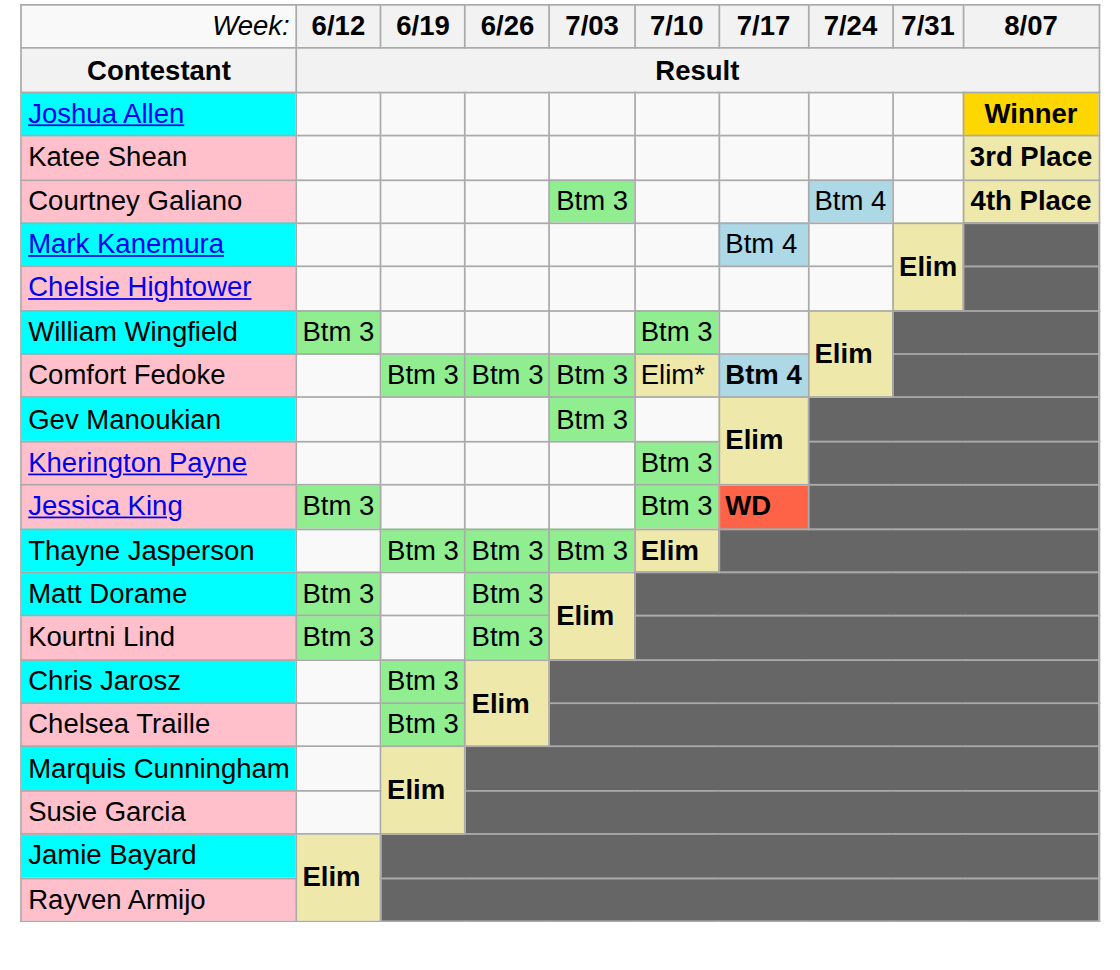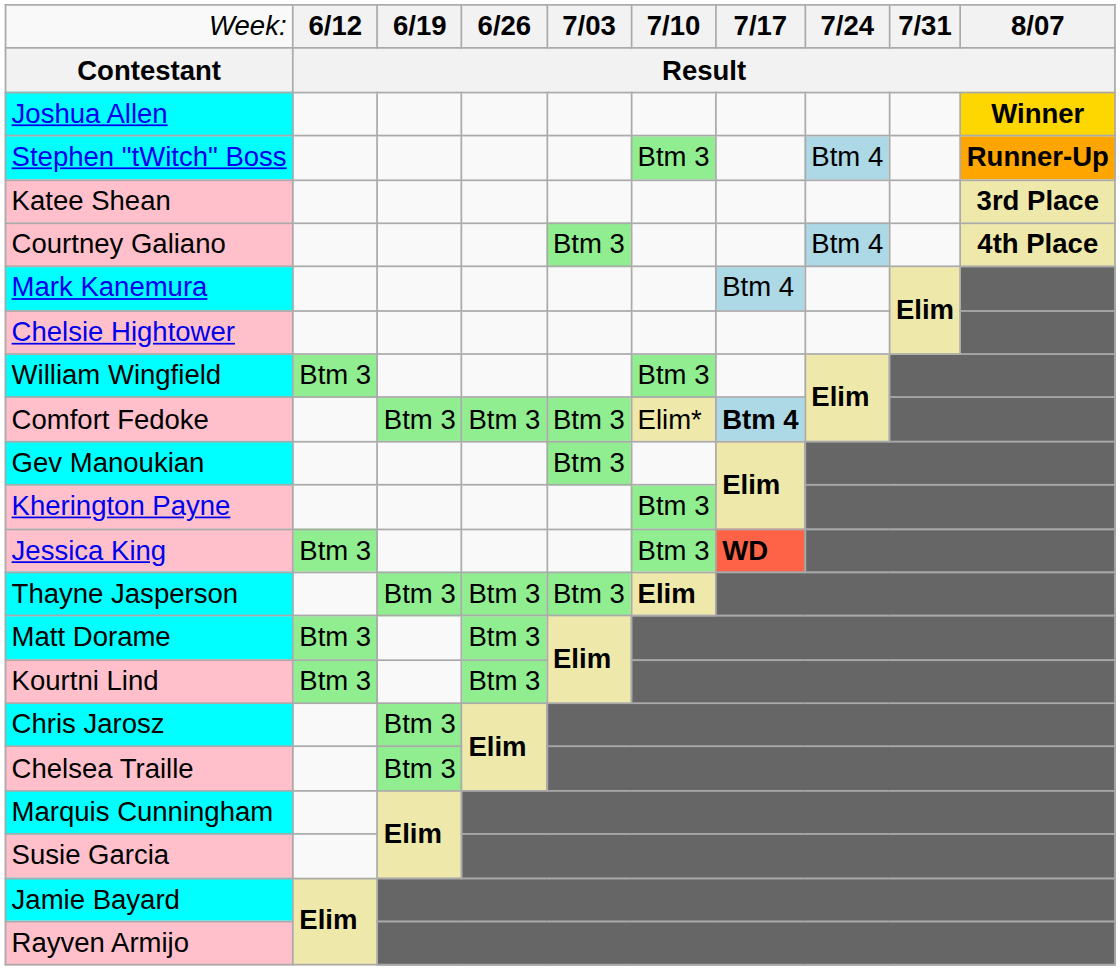+ row: (149, 157)
